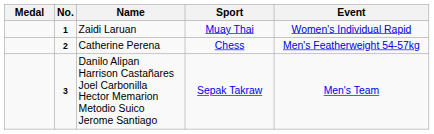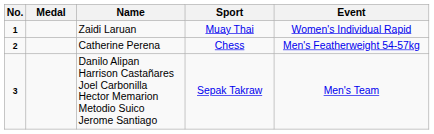columns swapped: (65, 12) <-> (29, 12)
